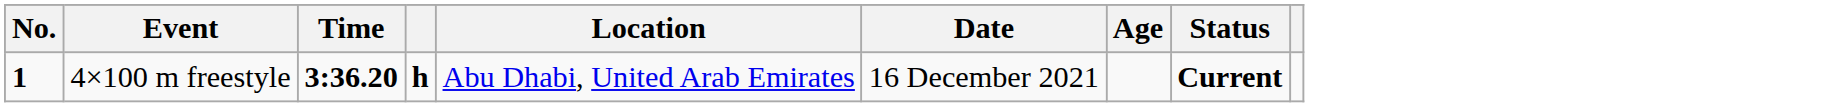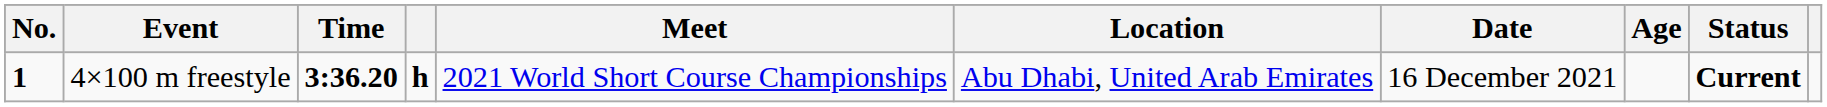+ column: (695, 28)
